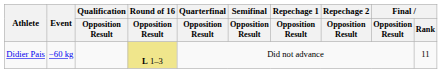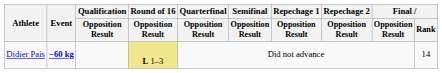(61, 55) normal -> (61, 55) bold
(425, 55) 11 -> (426, 55) 14
